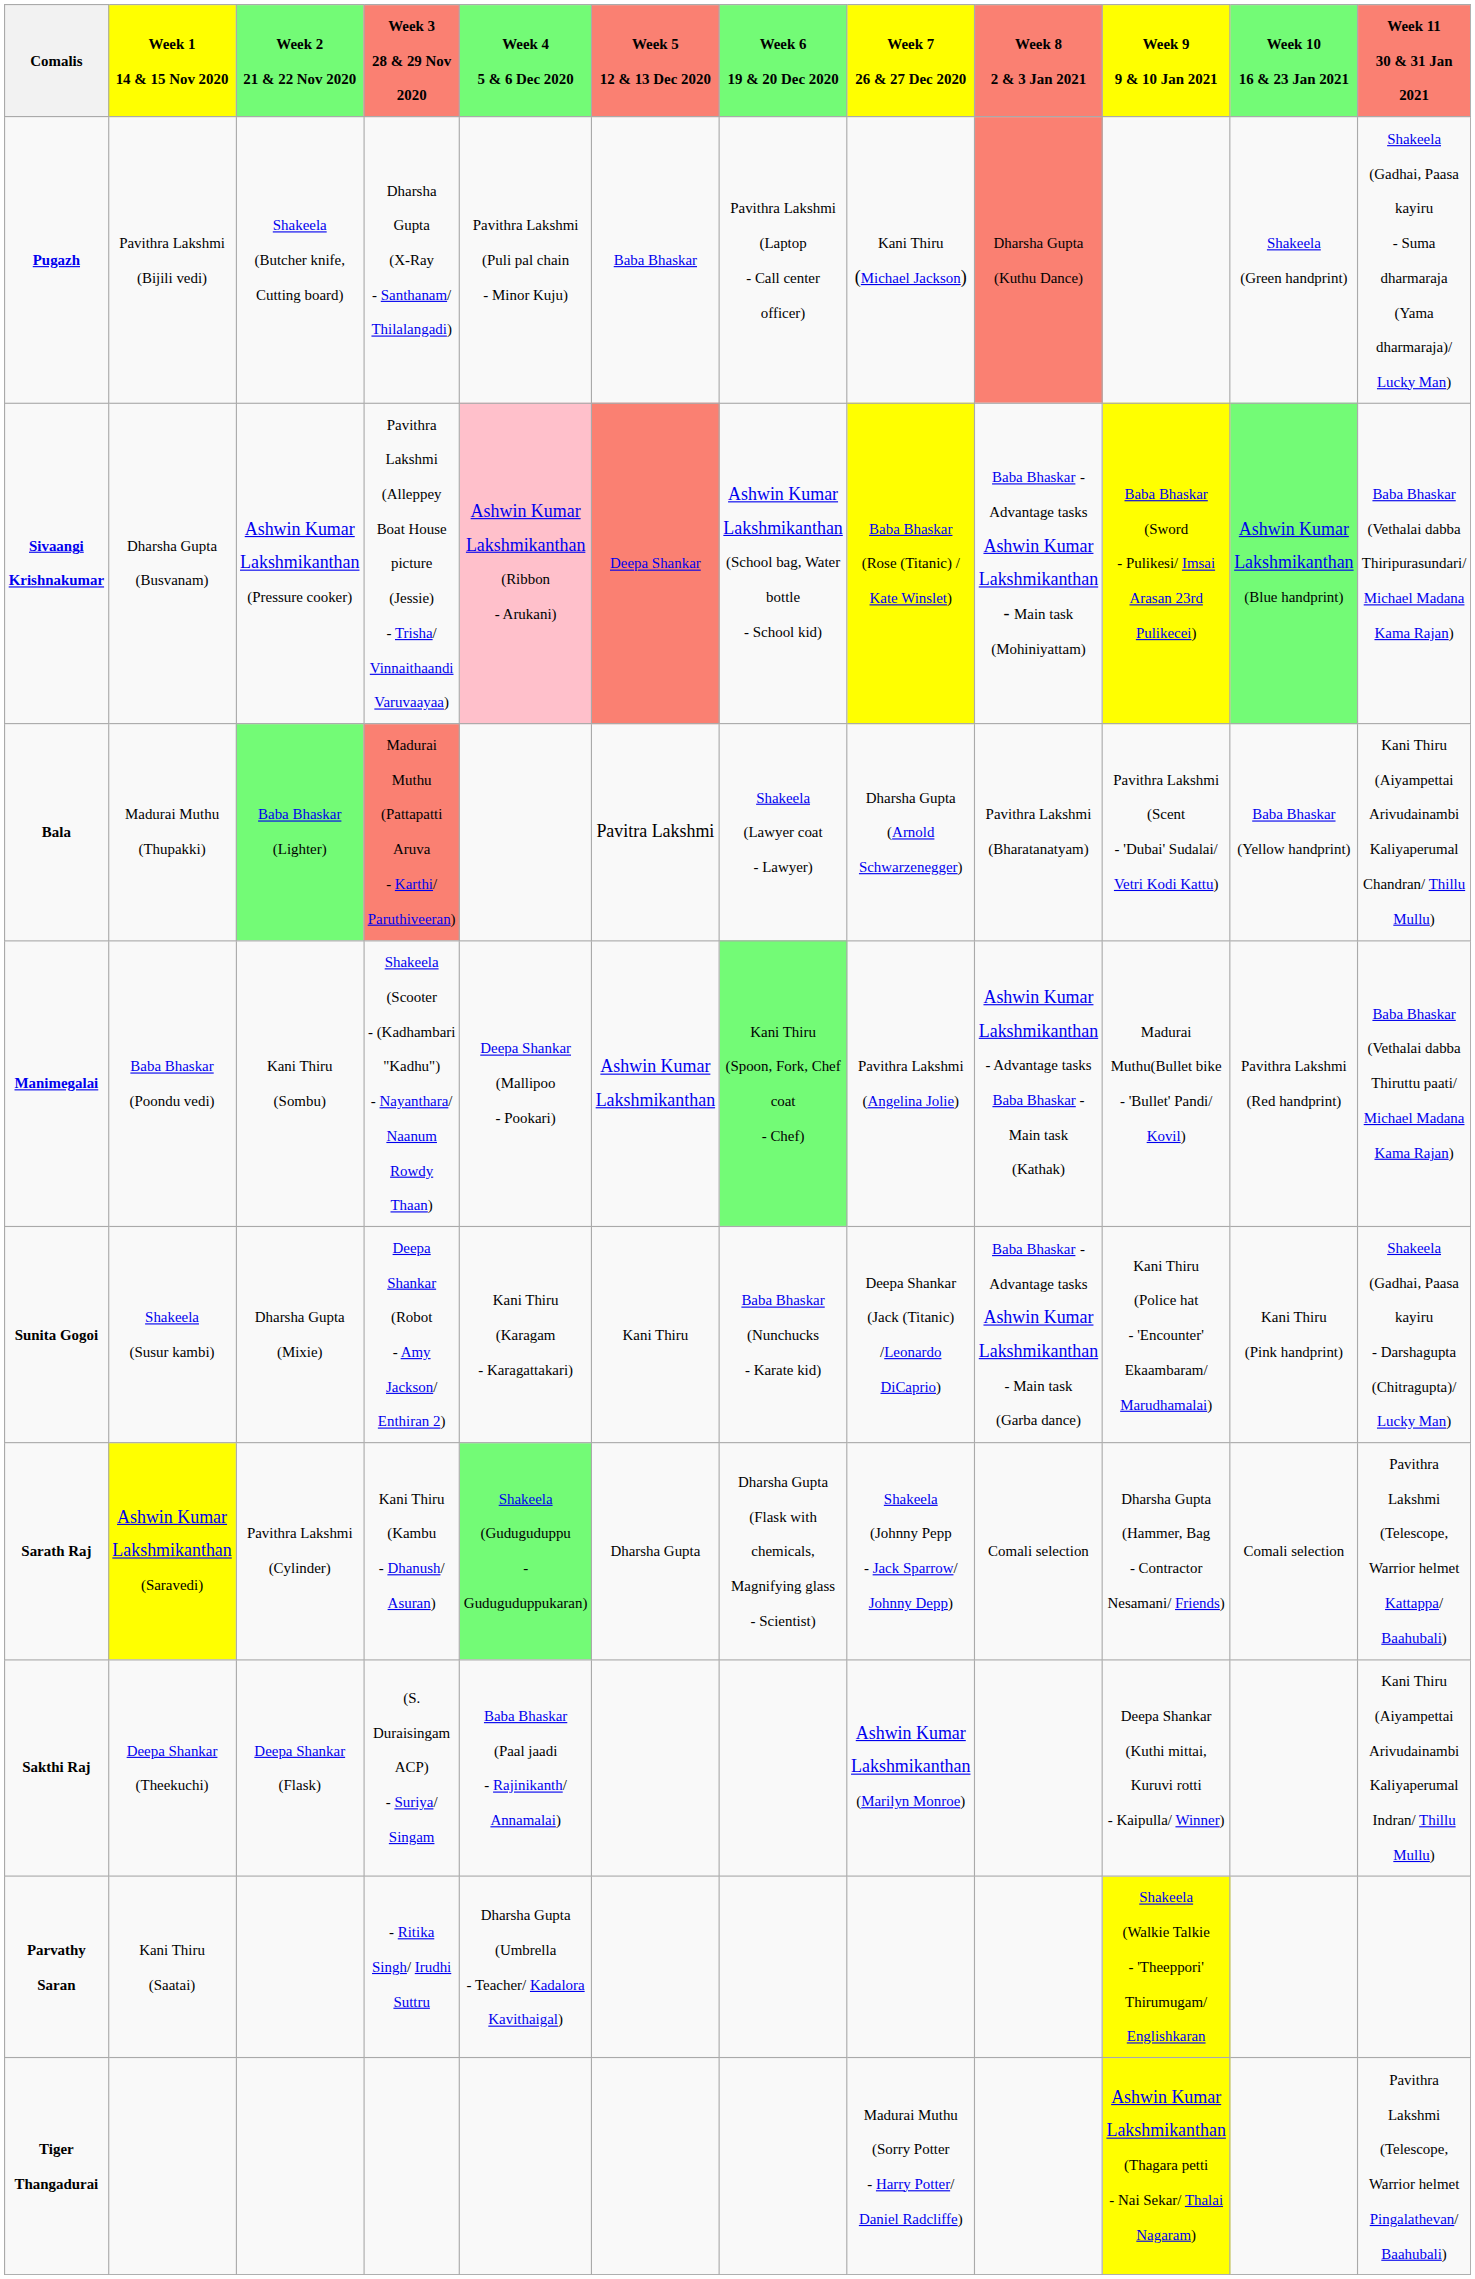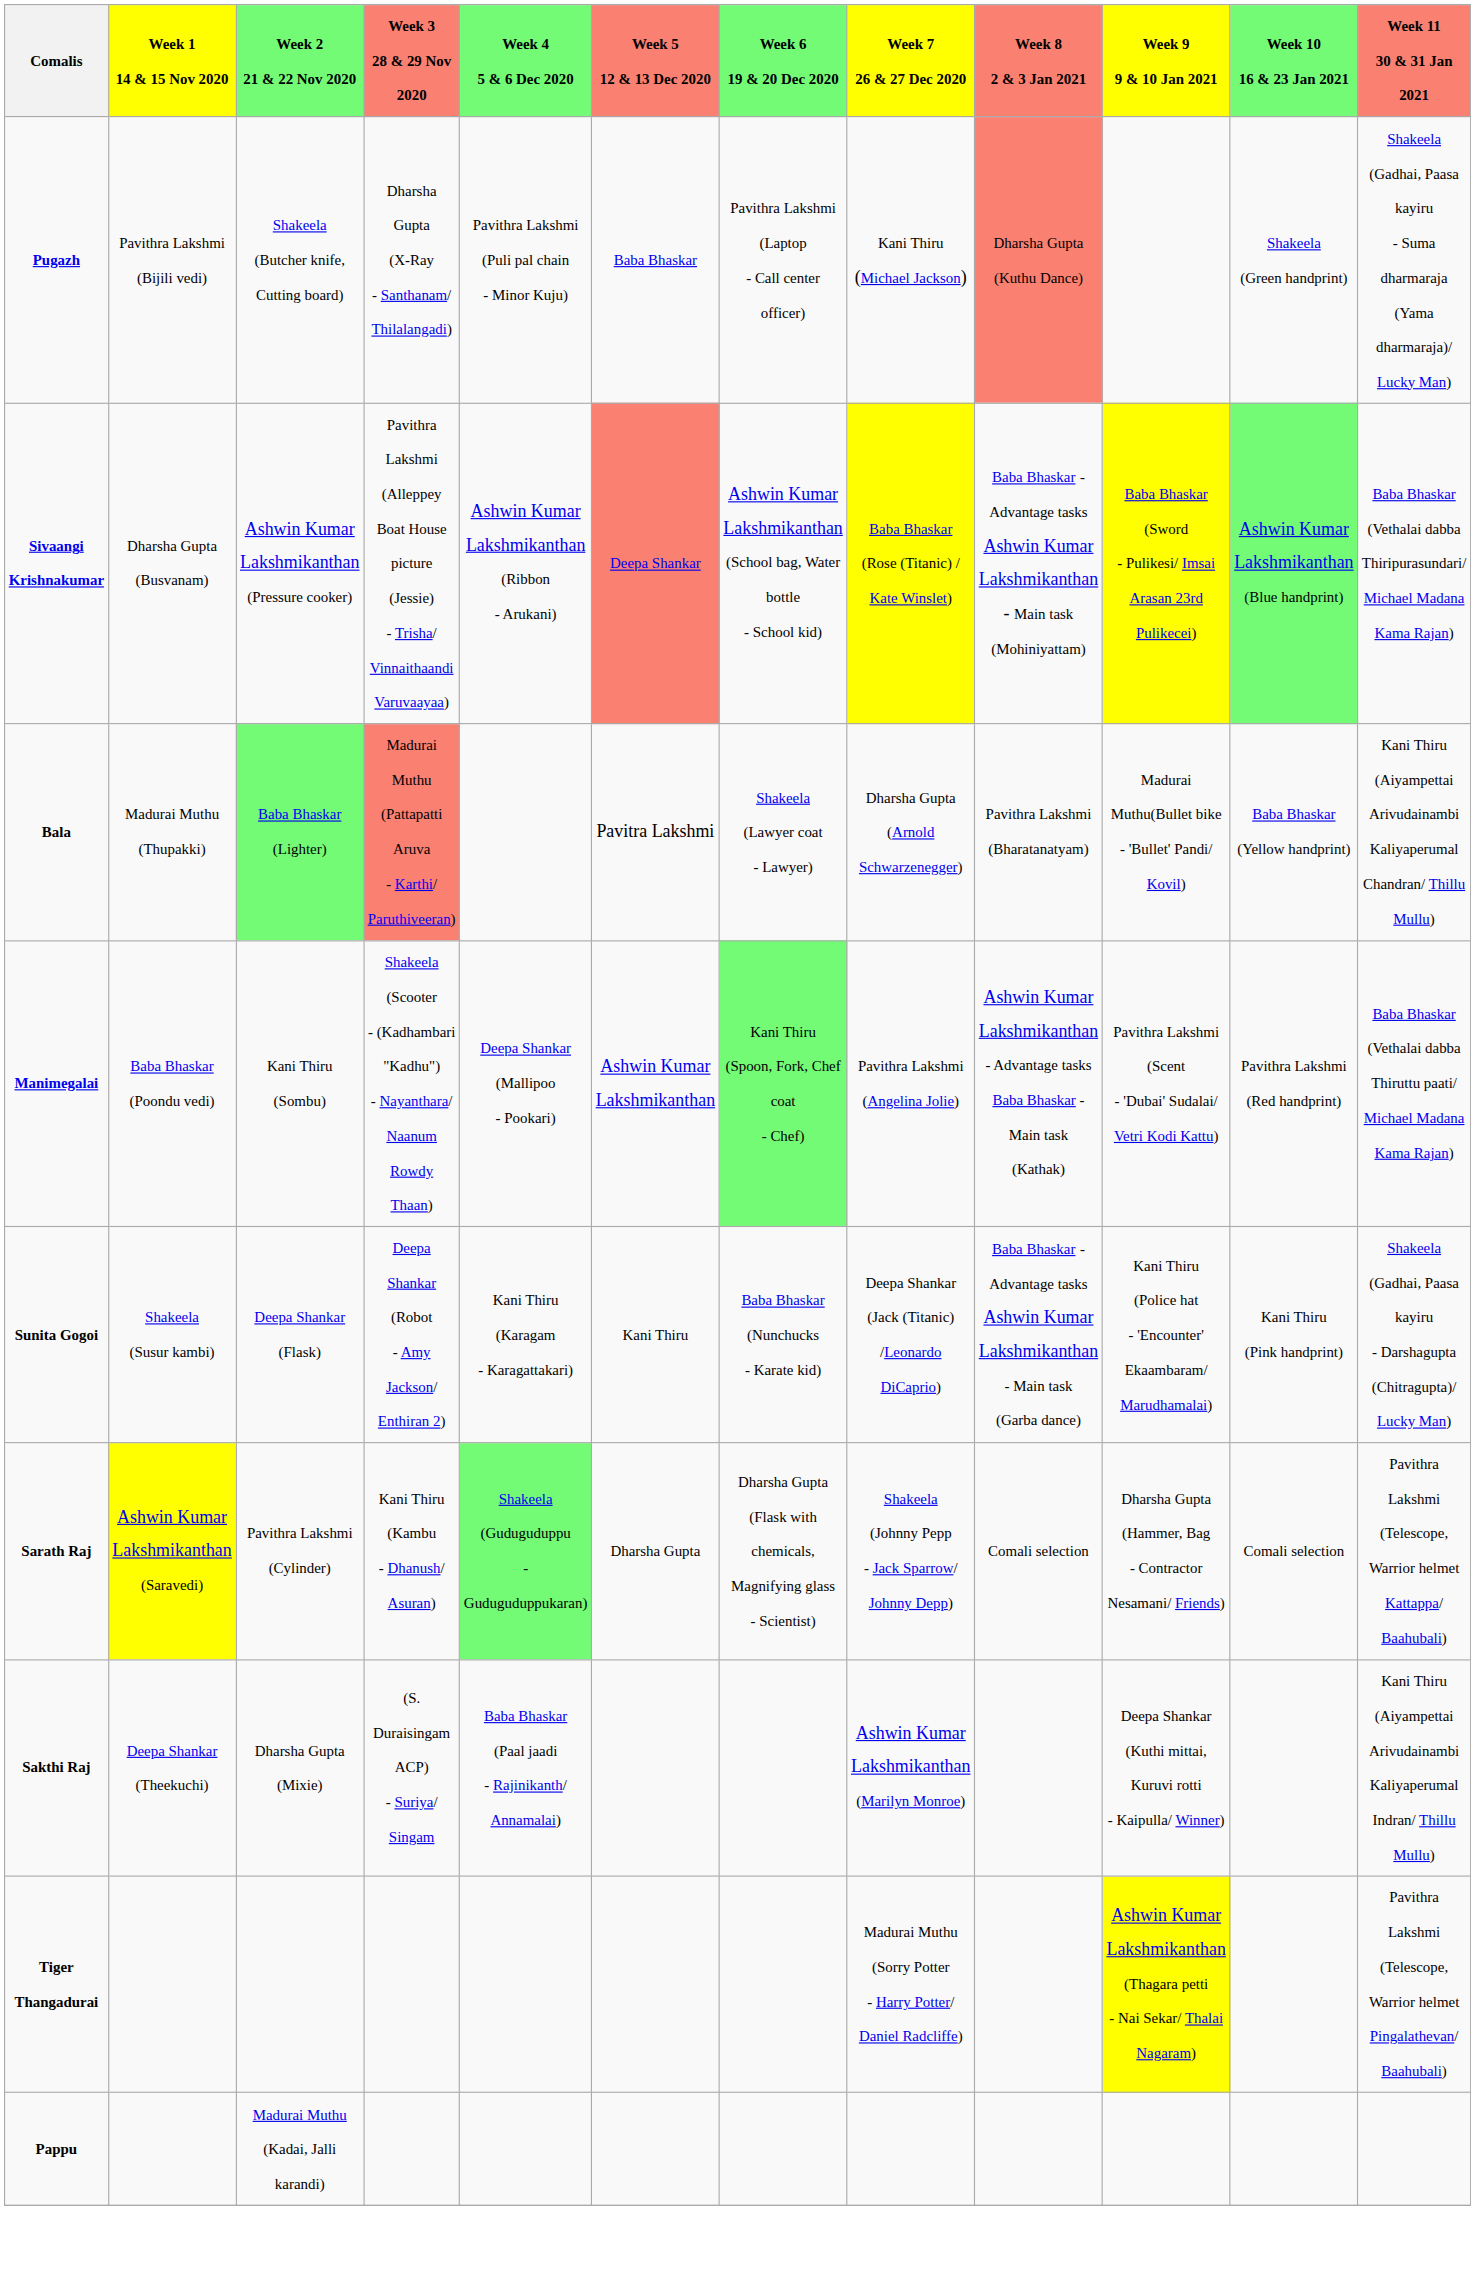(526, 562) pink background -> (526, 562) no background
(1166, 832) Pavithra Lakshmi (Scent - 'Dubai' Sudalai/ Vetri Kodi Kattu) -> (1166, 832) Madurai Muthu(Bullet bike - 'Bullet' Pandi/ Kovil)
(1166, 1083) Madurai Muthu(Bullet bike - 'Bullet' Pandi/ Kovil) -> (1166, 1083) Pavithra Lakshmi (Scent - 'Dubai' Sudalai/ Vetri Kodi Kattu)
(300, 1335) Dharsha Gupta (Mixie) -> (300, 1335) Deepa Shankar (Flask)
(300, 1768) Deepa Shankar (Flask) -> (300, 1768) Dharsha Gupta (Mixie)
- row: (56, 1967)
+ row: (56, 2149)
